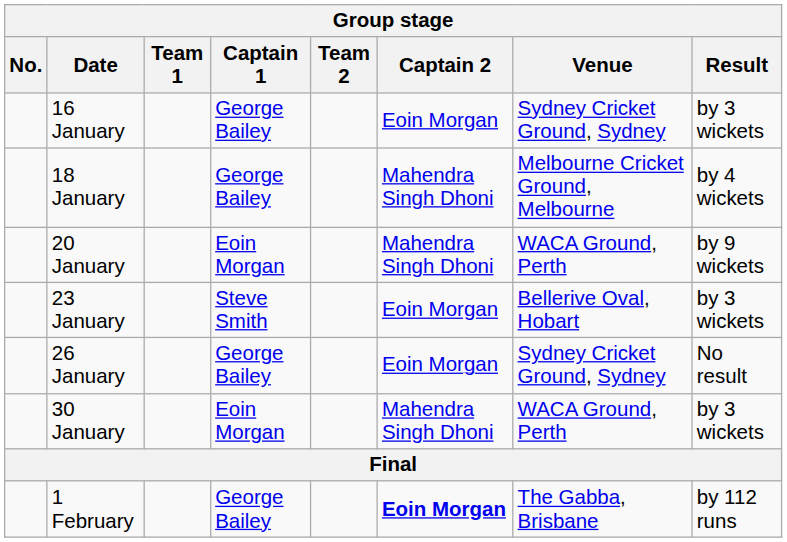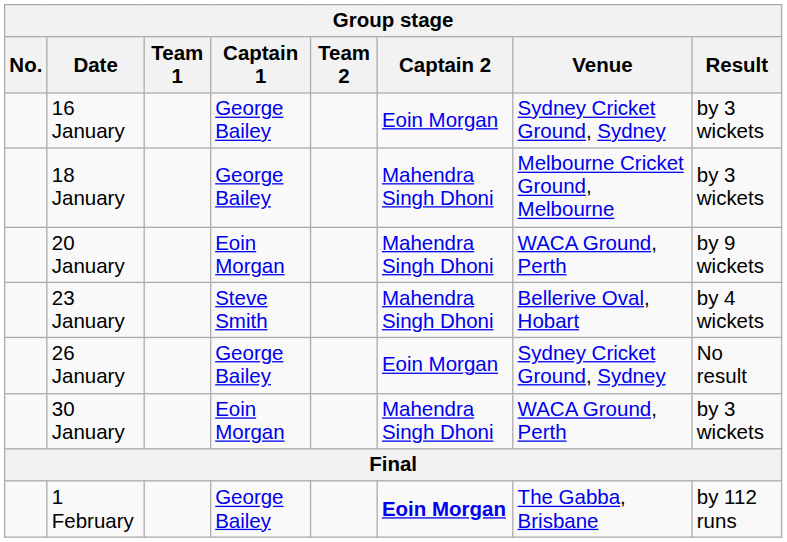(730, 187) by 4 wickets -> (730, 187) by 3 wickets
(440, 309) Eoin Morgan -> (438, 309) Mahendra Singh Dhoni
(730, 309) by 3 wickets -> (730, 309) by 4 wickets
